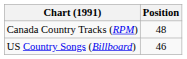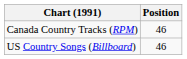(161, 29) 48 -> (161, 29) 46
